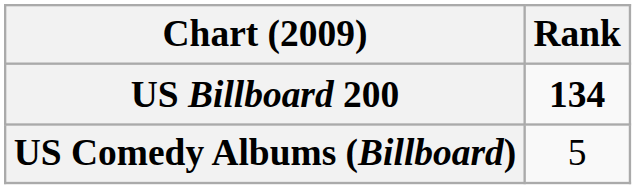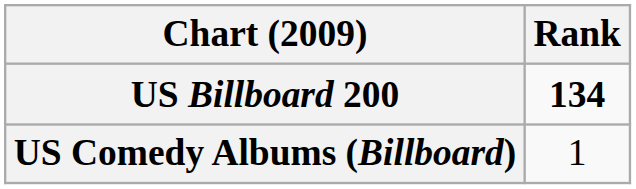(577, 152) 5 -> (577, 152) 1
